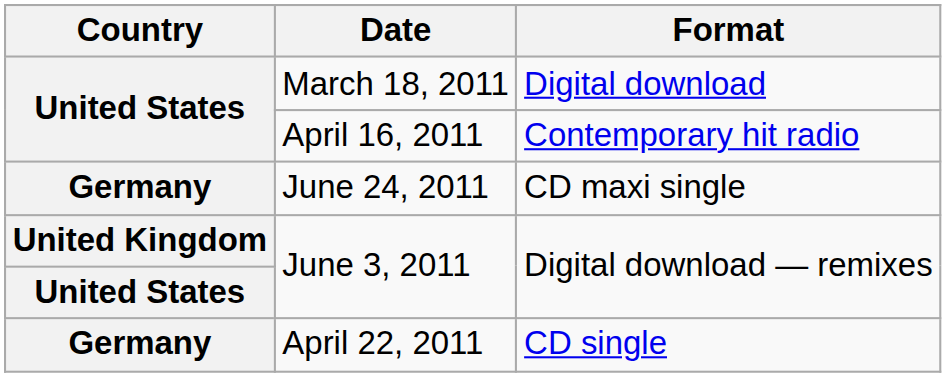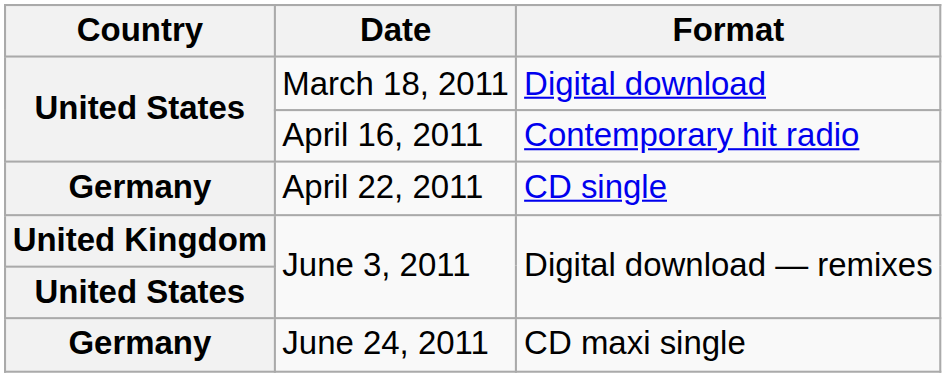rows swapped: (383, 344) <-> (386, 187)
